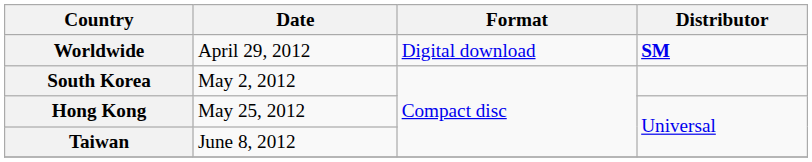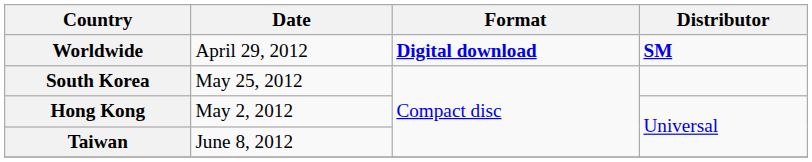(469, 50) normal -> (467, 50) bold
(247, 80) May 2, 2012 -> (249, 80) May 25, 2012
(251, 111) May 25, 2012 -> (244, 111) May 2, 2012
